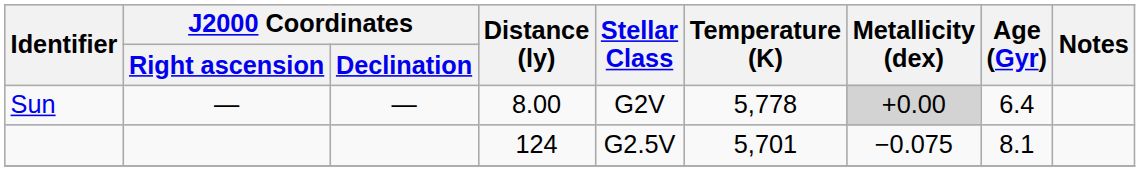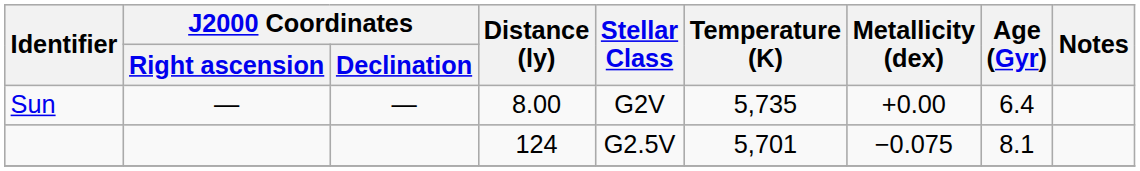(765, 104) 5,778 -> (765, 104) 5,735
(914, 104) lightgrey background -> (914, 104) no background
